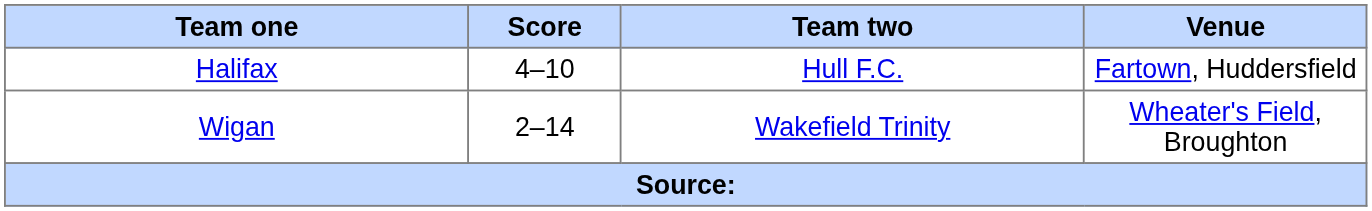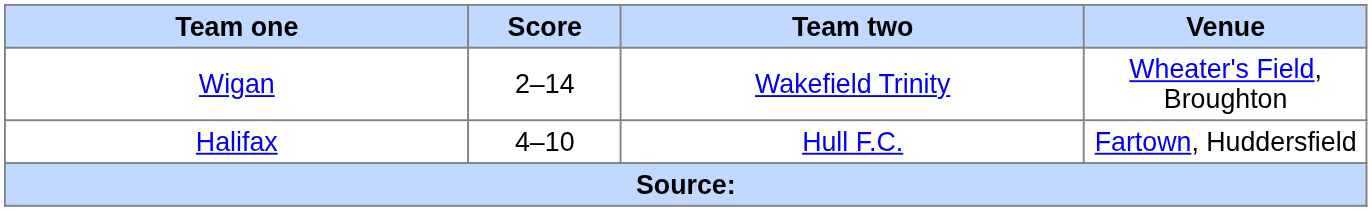rows swapped: (237, 69) <-> (237, 127)
